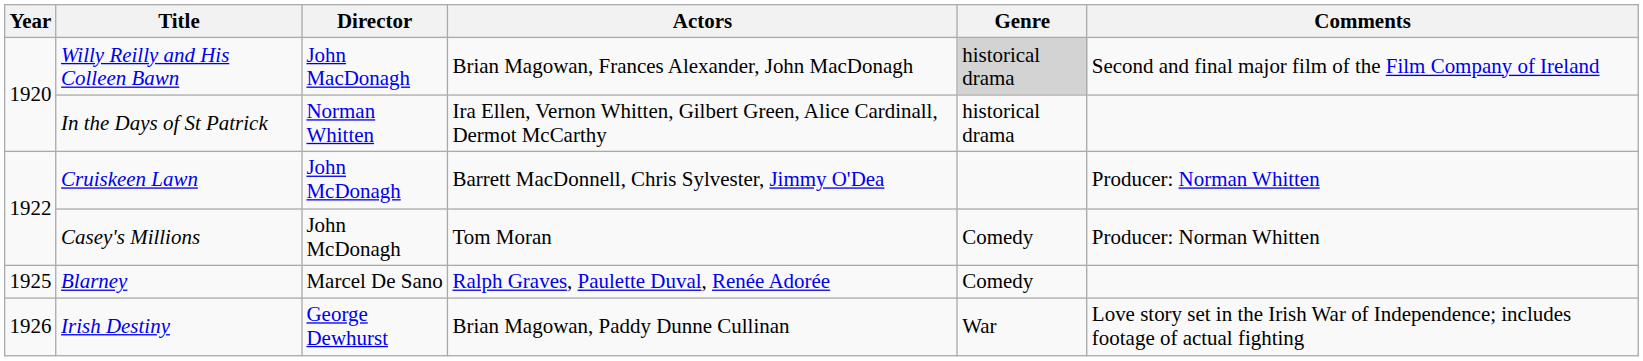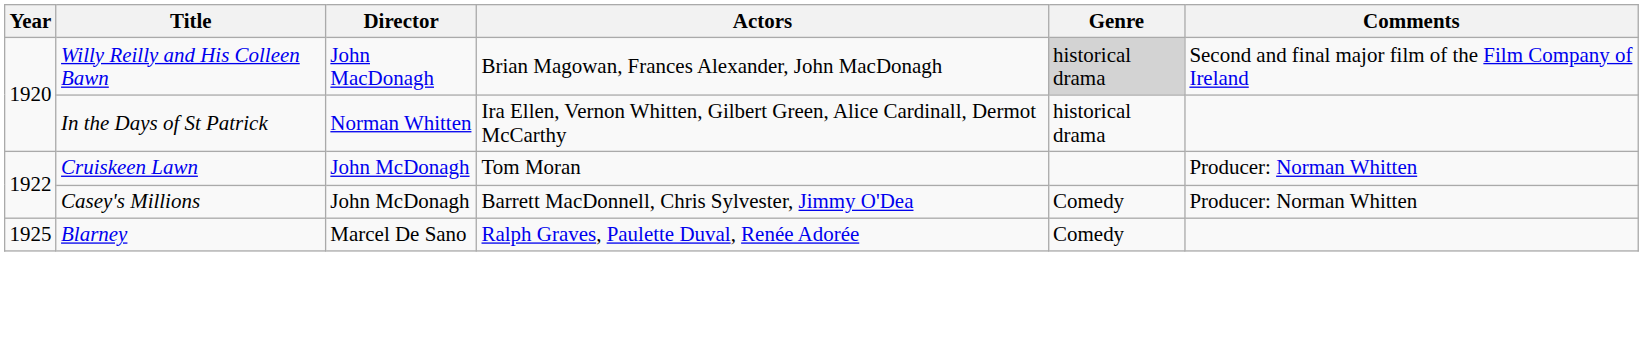(668, 179) Barrett MacDonnell, Chris Sylvester, Jimmy O'Dea -> (531, 168) Tom Moran
(502, 236) Tom Moran -> (698, 201) Barrett MacDonnell, Chris Sylvester, Jimmy O'Dea
- row: (116, 326)
